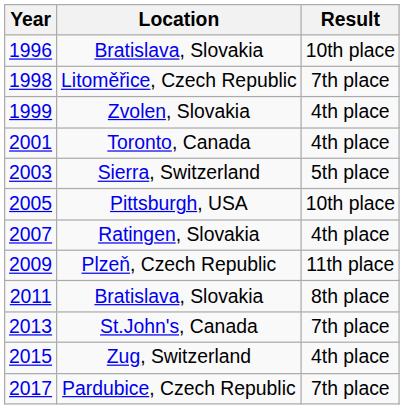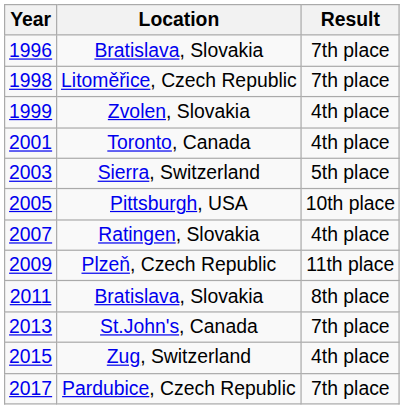(350, 50) 10th place -> (350, 50) 7th place
